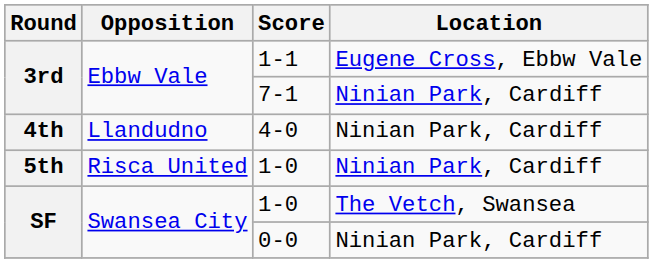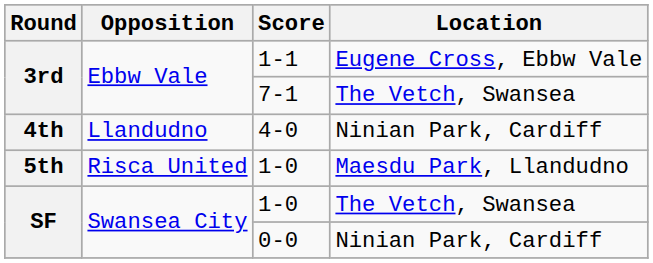(469, 95) Ninian Park, Cardiff -> (455, 95) The Vetch, Swansea
(469, 168) Ninian Park, Cardiff -> (482, 168) Maesdu Park, Llandudno
